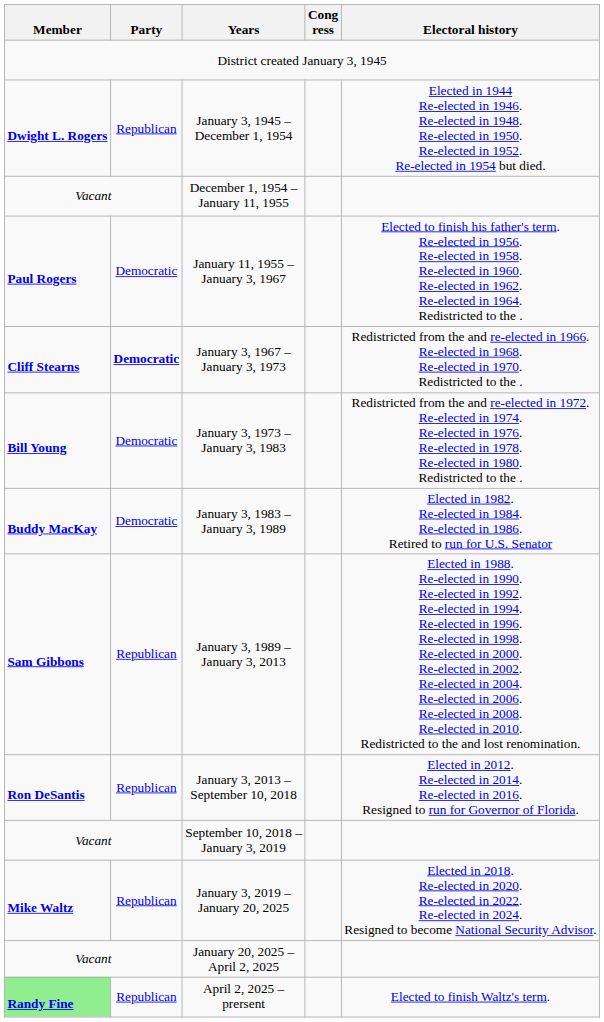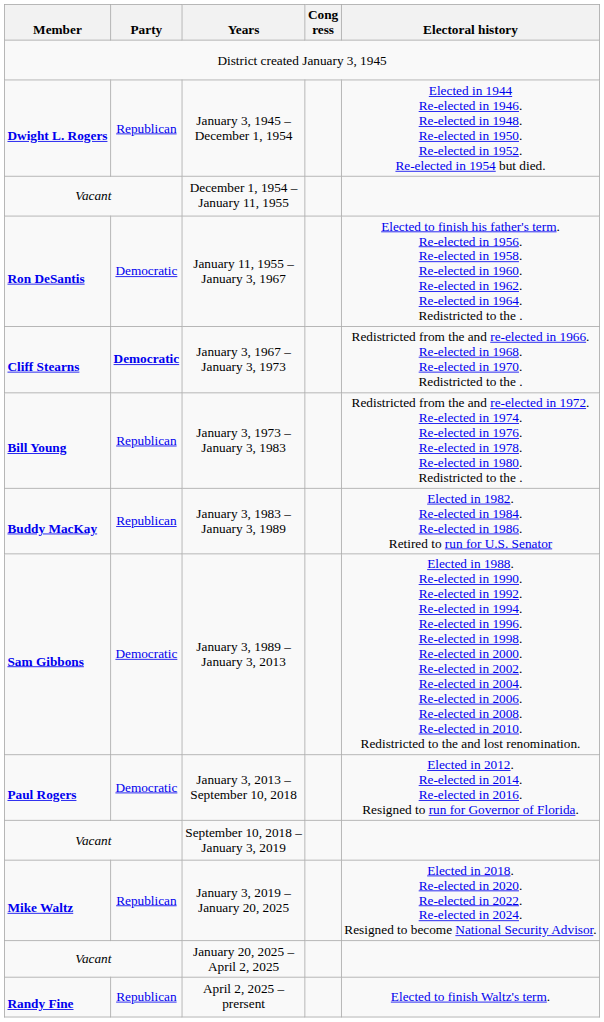(42, 278) Paul Rogers -> (46, 278) Ron DeSantis
(146, 440) Democratic -> (146, 440) Republican
(146, 521) Democratic -> (146, 521) Republican
(146, 654) Republican -> (146, 654) Democratic
(46, 794) Ron DeSantis -> (42, 794) Paul Rogers
(146, 787) Republican -> (146, 787) Democratic
(41, 1004) lightgreen background -> (41, 1004) no background
